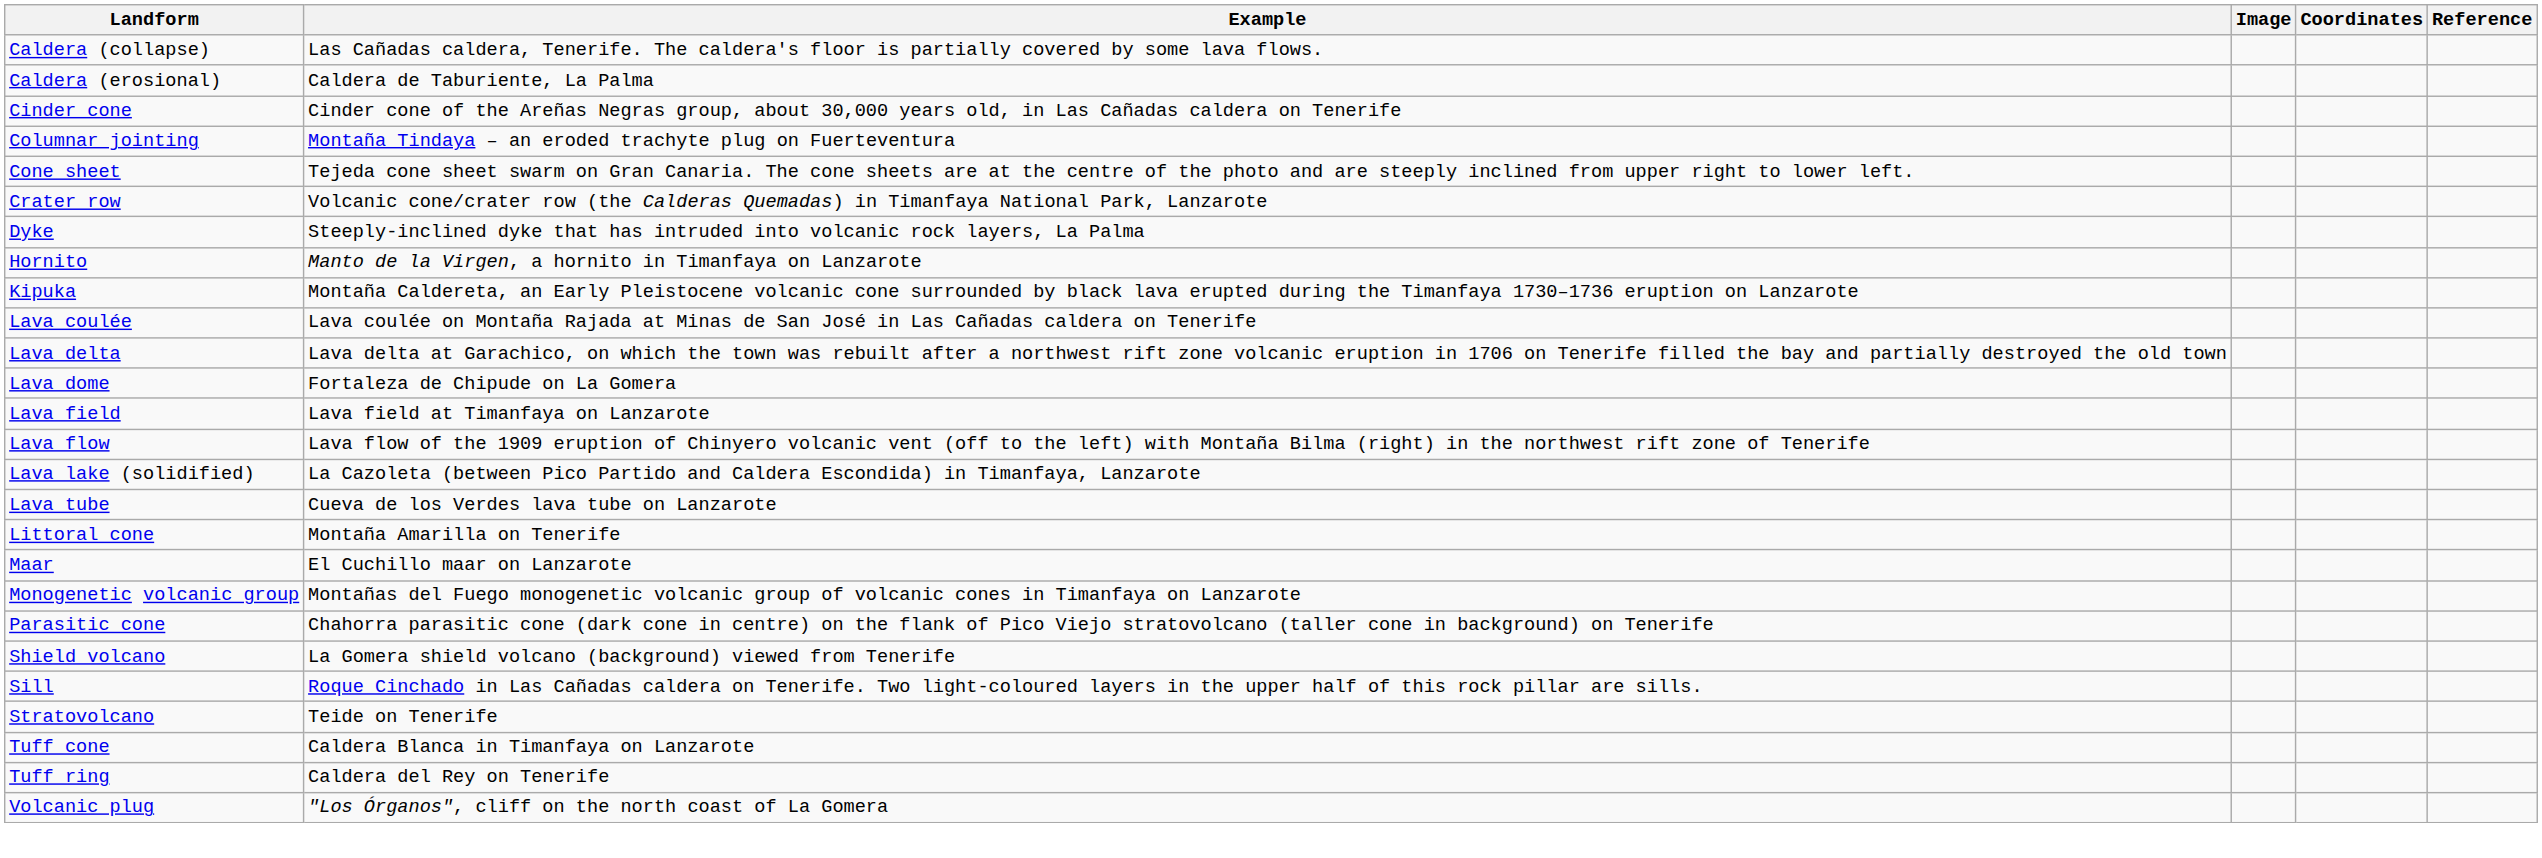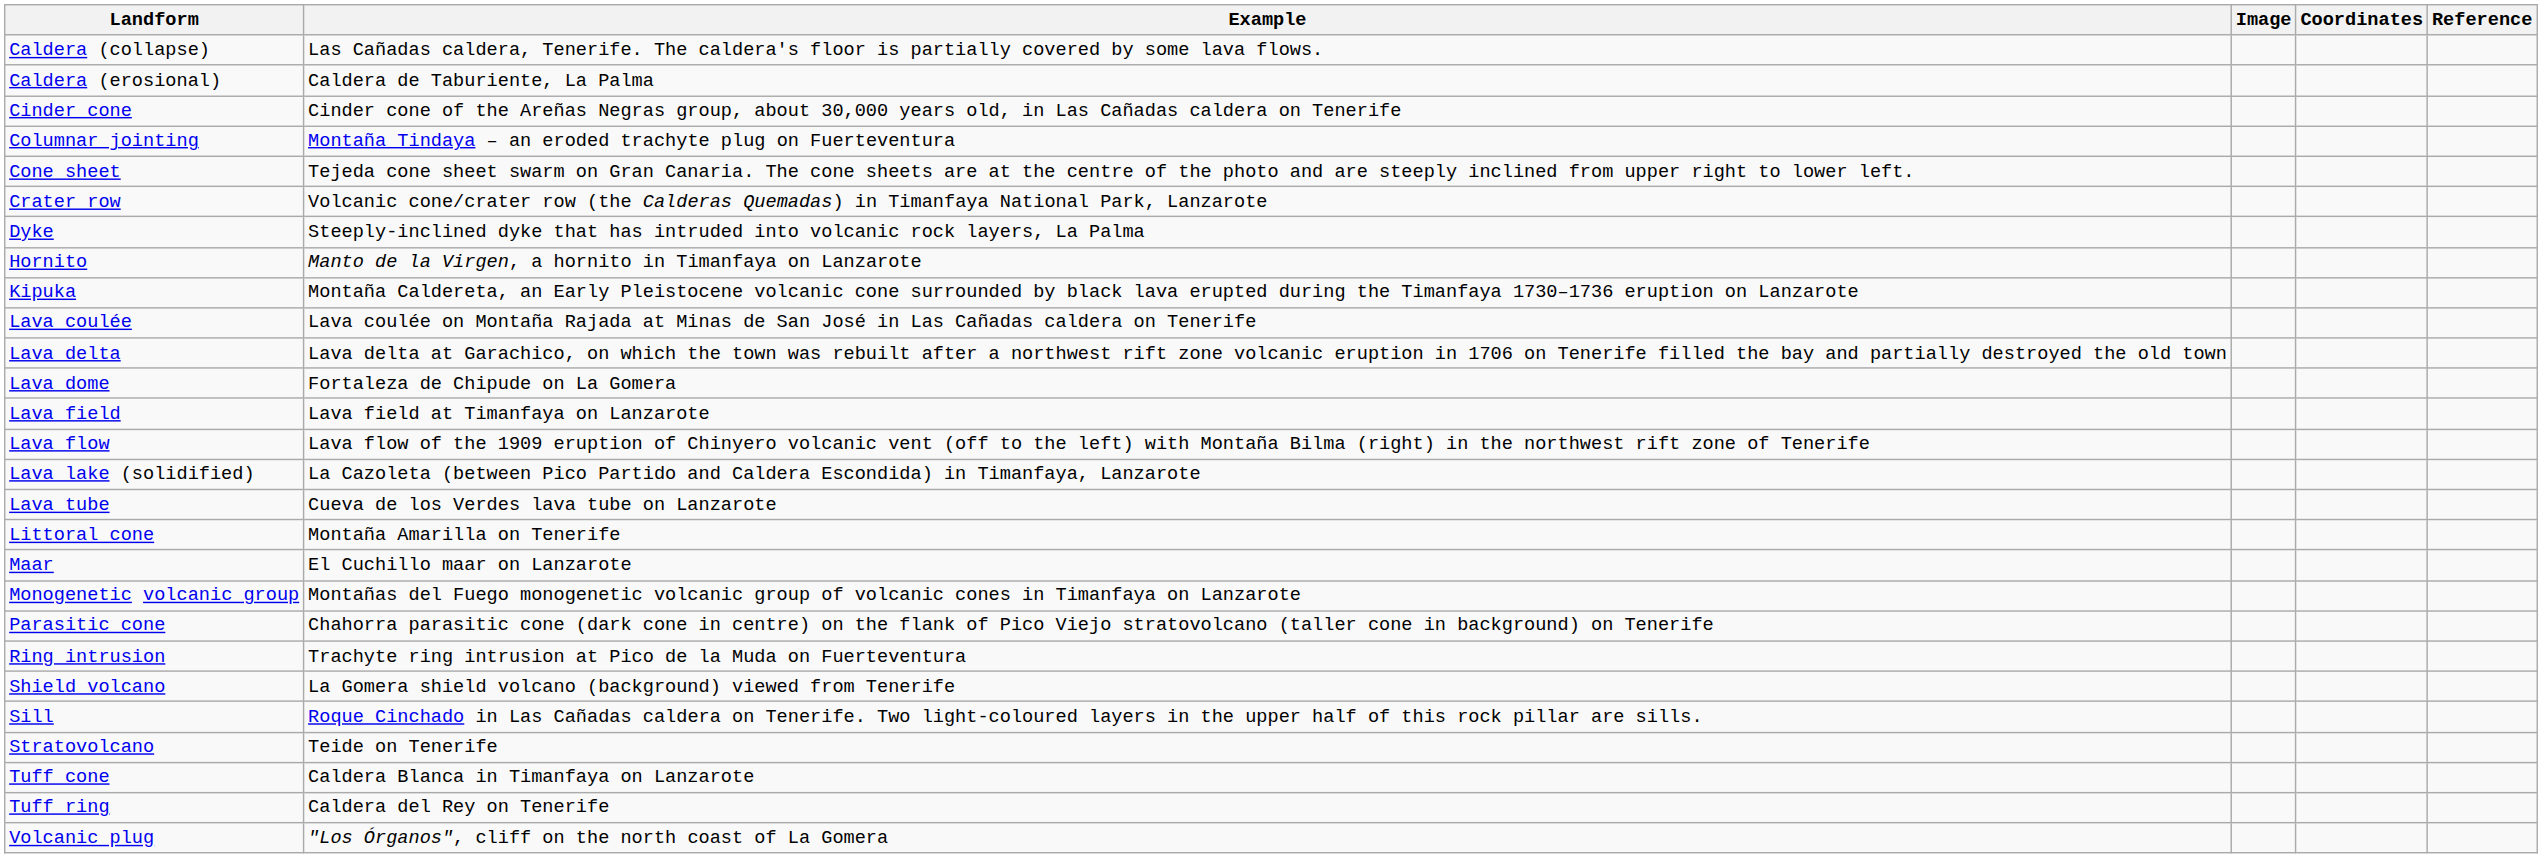+ row: (87, 656)
